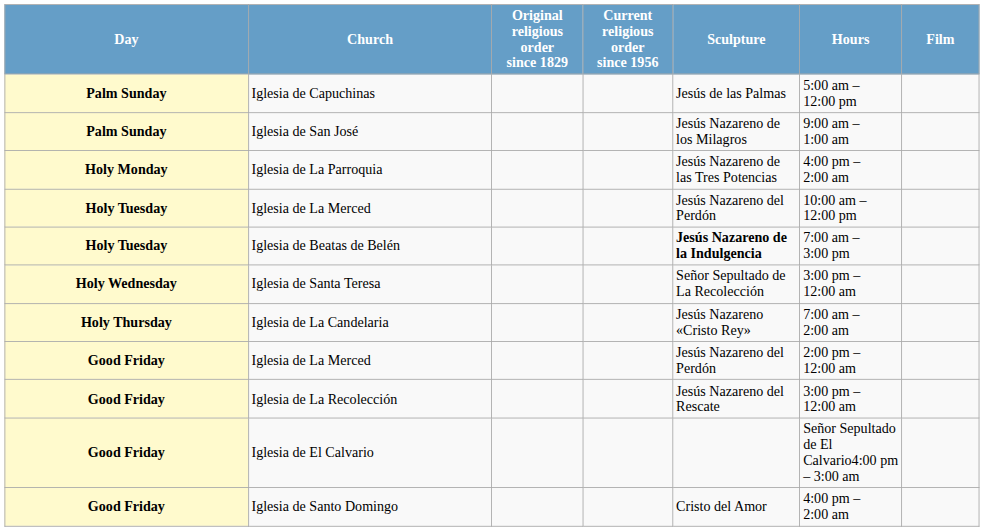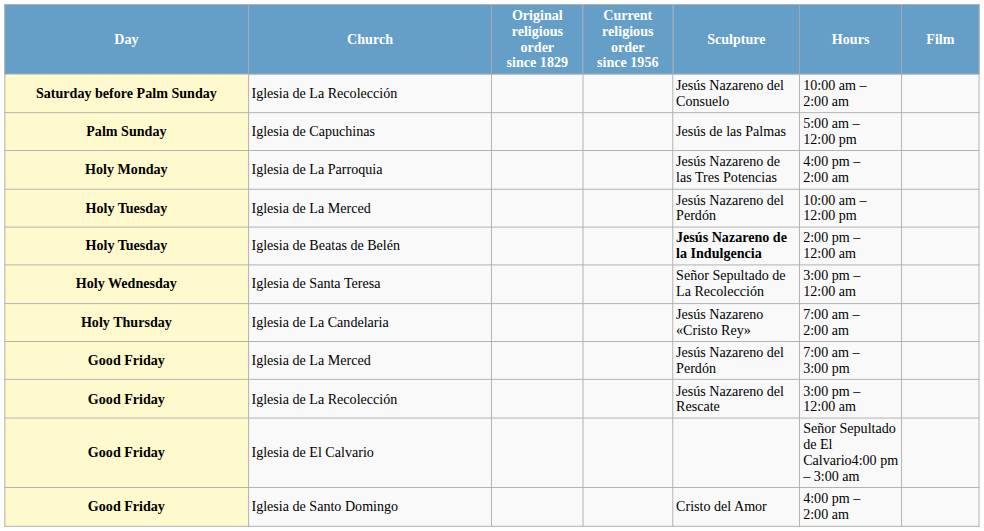+ row: (126, 93)
- row: (126, 131)
(831, 246) 7:00 am – 3:00 pm -> (832, 246) 2:00 pm – 12:00 am
(832, 360) 2:00 pm – 12:00 am -> (831, 360) 7:00 am – 3:00 pm
